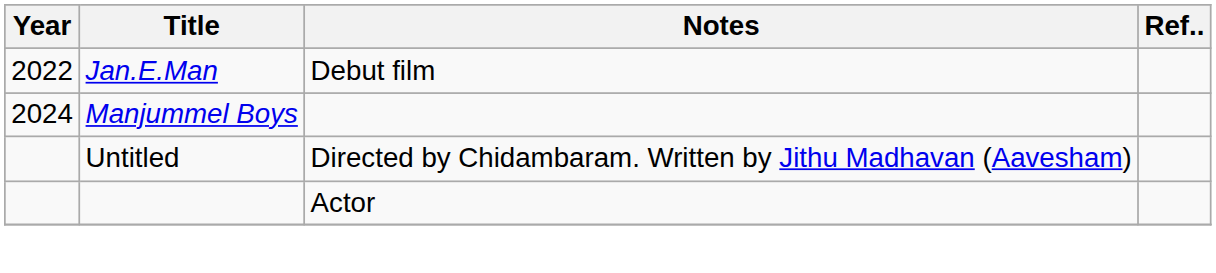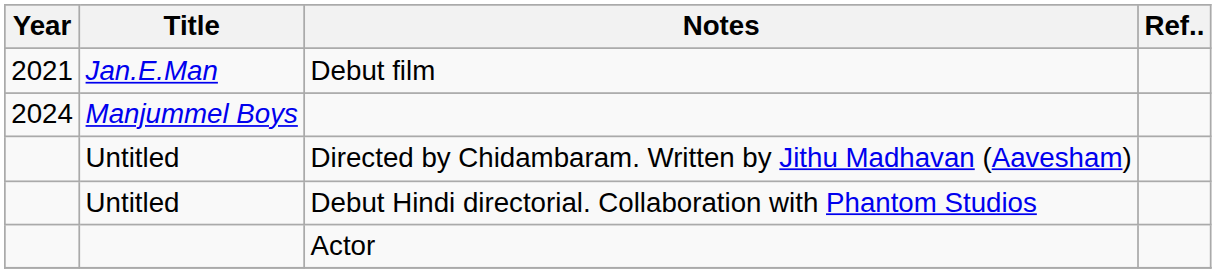(42, 70) 2022 -> (42, 70) 2021
+ row: (133, 202)
